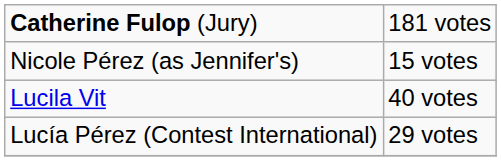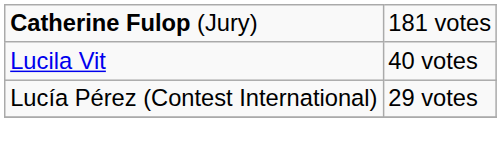- row: (155, 60)
